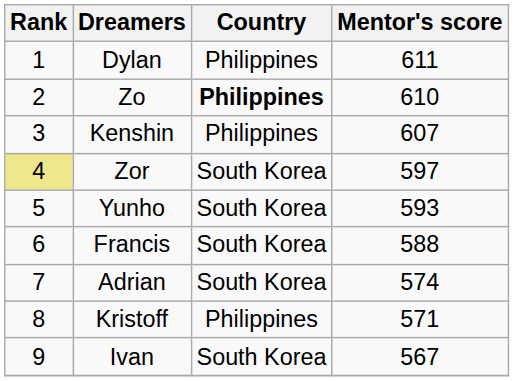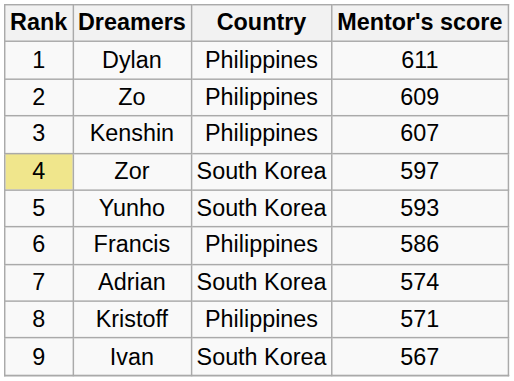(261, 97) bold -> (261, 97) normal
(420, 97) 610 -> (420, 97) 609
(261, 245) South Korea -> (261, 245) Philippines
(420, 245) 588 -> (420, 245) 586
